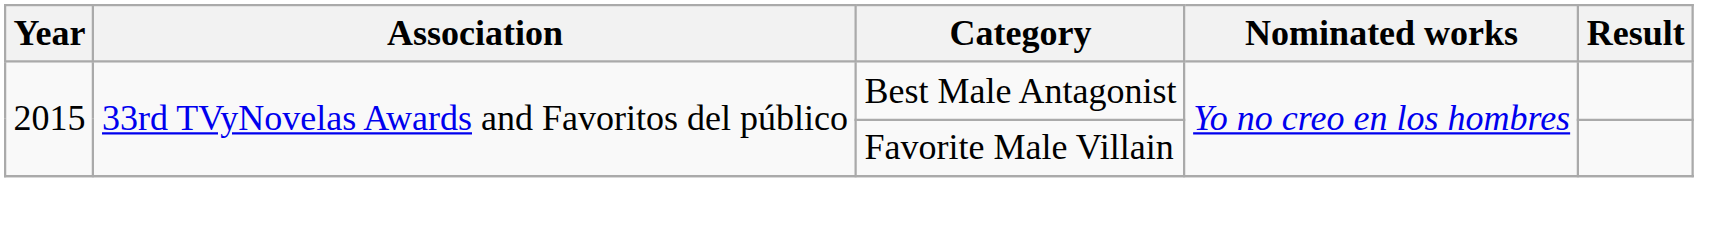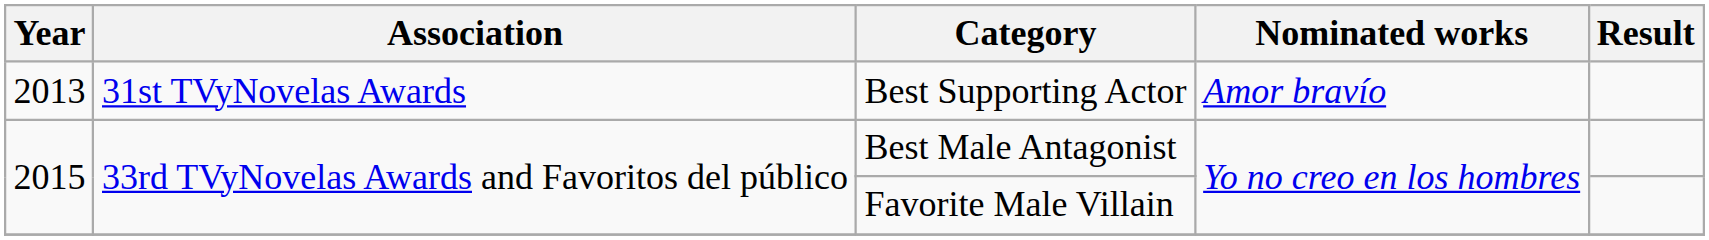+ row: (1026, 90)
